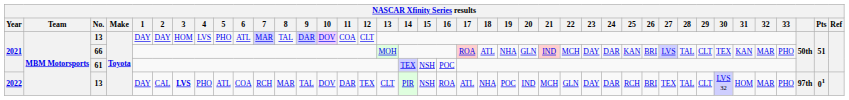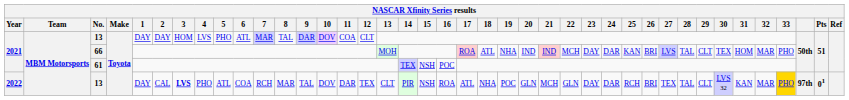(528, 51) GLN -> (528, 51) IND
(744, 51) KAN -> (744, 51) HOM
(528, 83) IND -> (528, 83) GLN
(744, 83) HOM -> (744, 83) KAN
(786, 83) no background -> (786, 83) gold background
